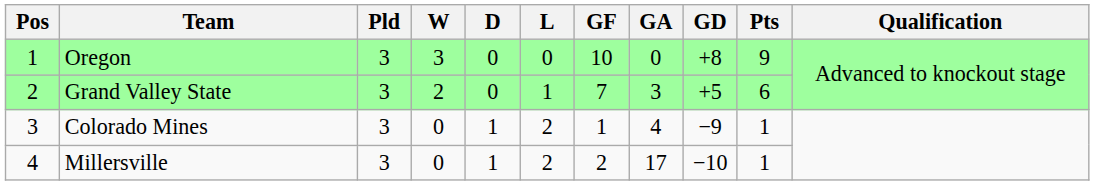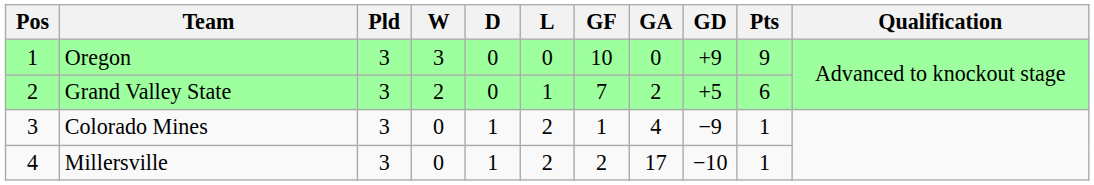(710, 57) +8 -> (710, 57) +9
(656, 92) 3 -> (656, 92) 2
